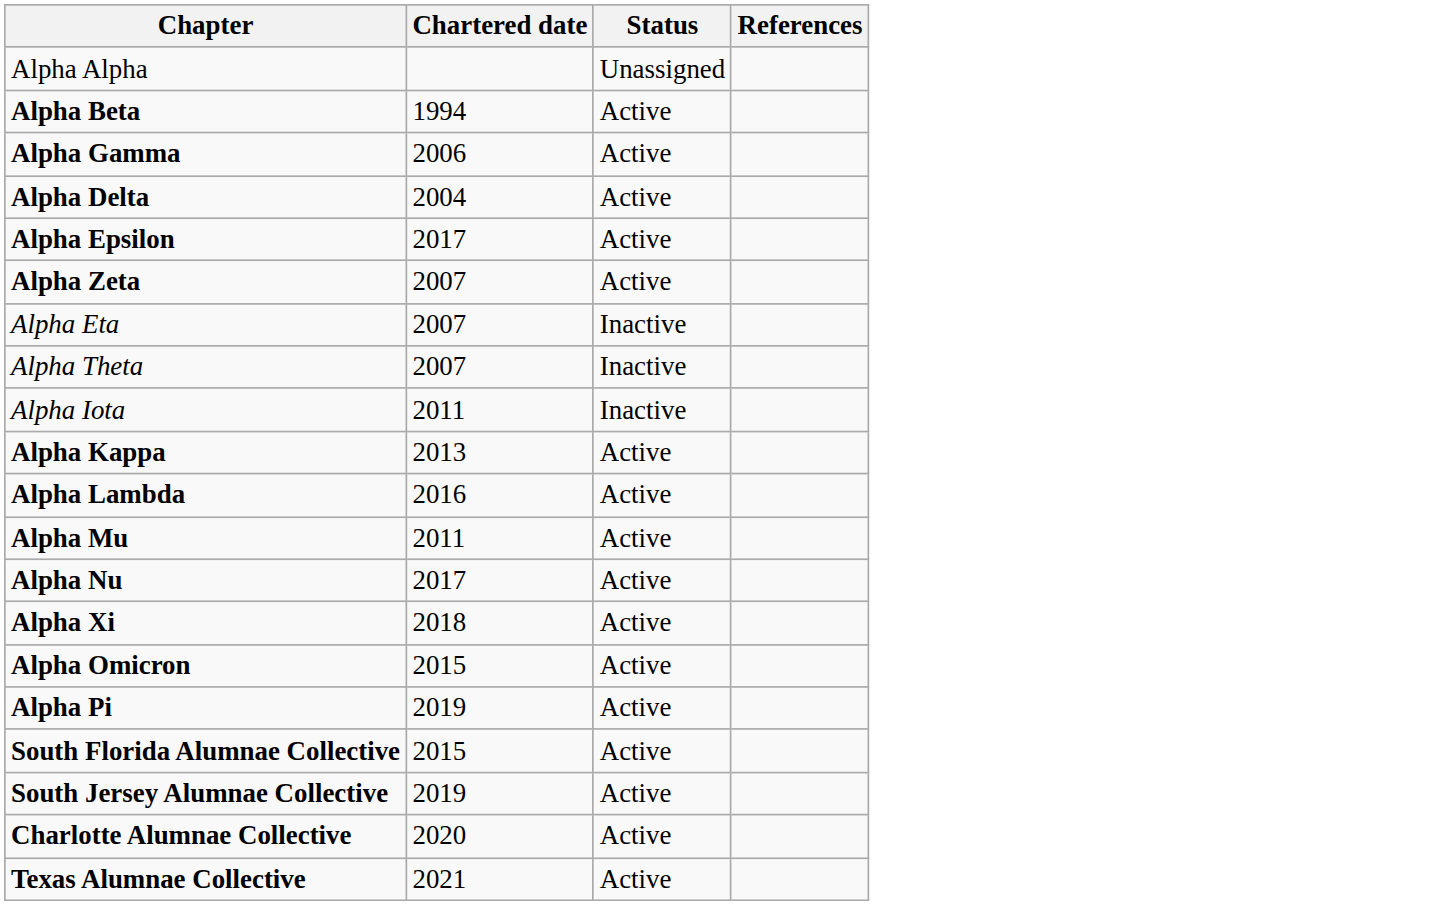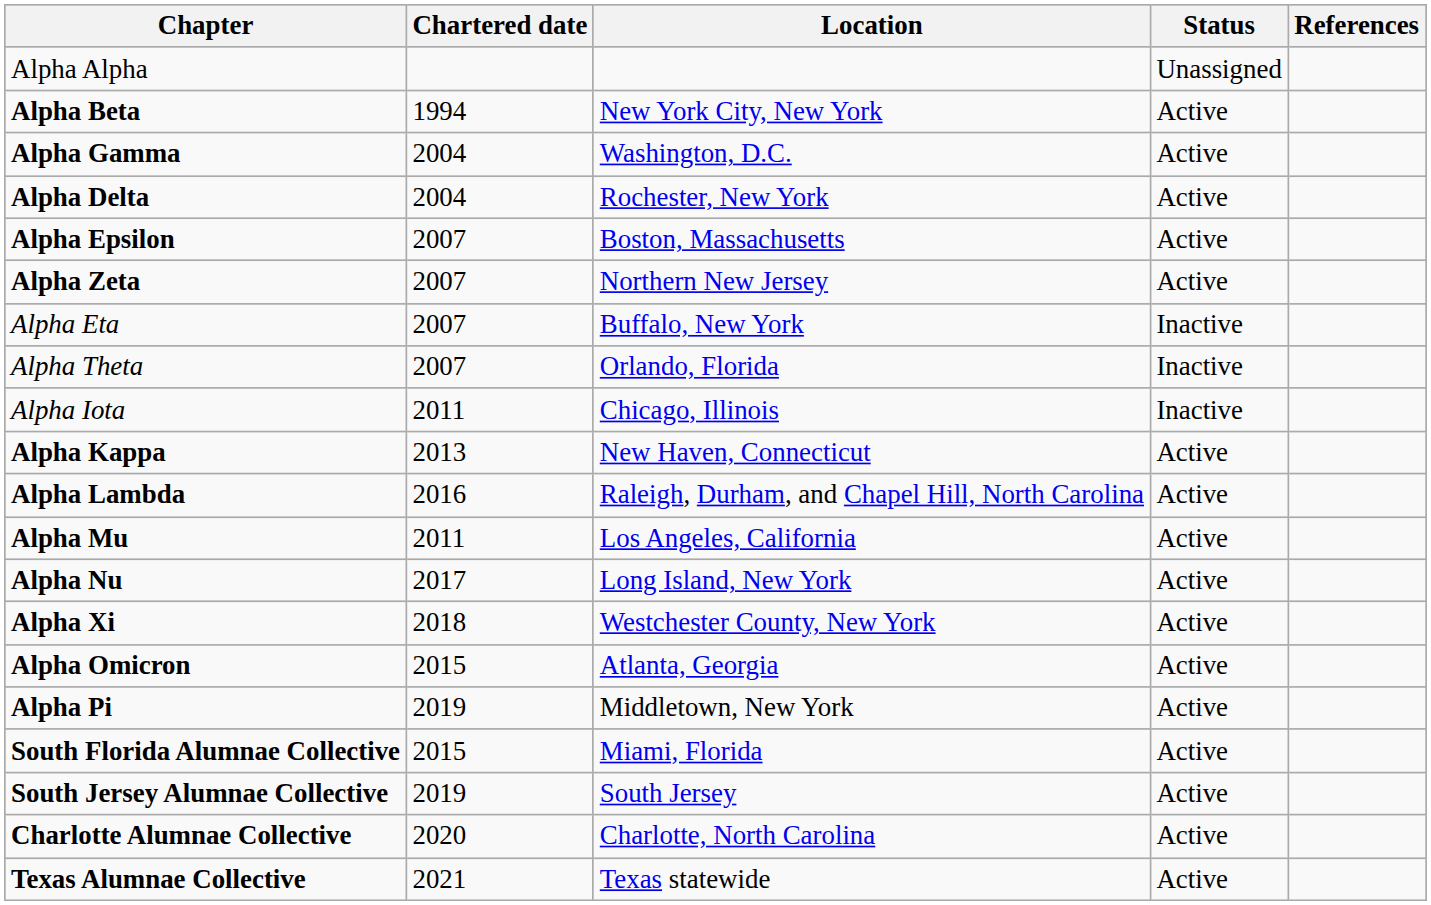+ column: (872, 25)
(439, 153) 2006 -> (439, 153) 2004
(439, 238) 2017 -> (439, 238) 2007
